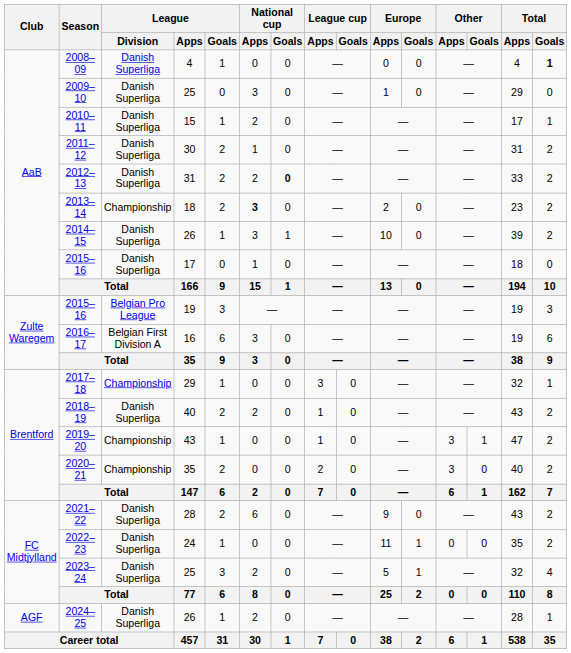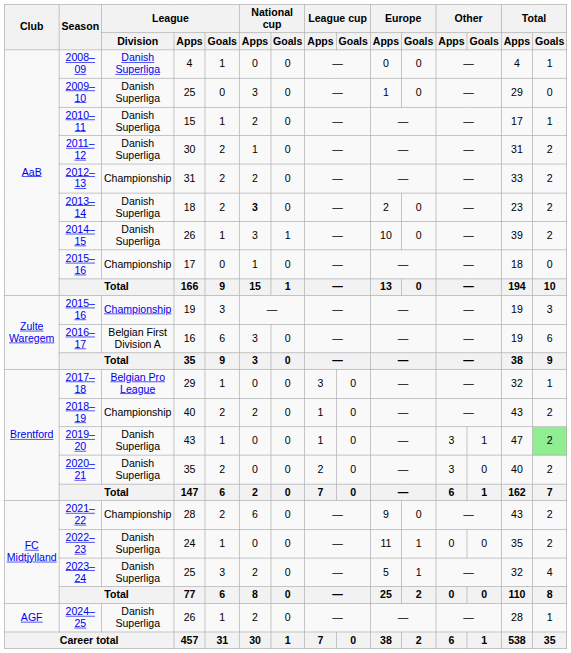(550, 64) bold -> (550, 64) normal
(138, 178) Danish Superliga -> (138, 178) Championship
(288, 178) bold -> (288, 178) normal
(138, 207) Championship -> (138, 207) Danish Superliga
(138, 264) Danish Superliga -> (138, 264) Championship
(138, 309) Belgian Pro League -> (138, 309) Championship
(138, 383) Championship -> (138, 383) Belgian Pro League
(138, 412) Danish Superliga -> (138, 412) Championship
(138, 441) Championship -> (138, 441) Danish Superliga
(550, 441) no background -> (550, 441) lightgreen background
(138, 469) Championship -> (138, 469) Danish Superliga
(138, 515) Danish Superliga -> (138, 515) Championship
